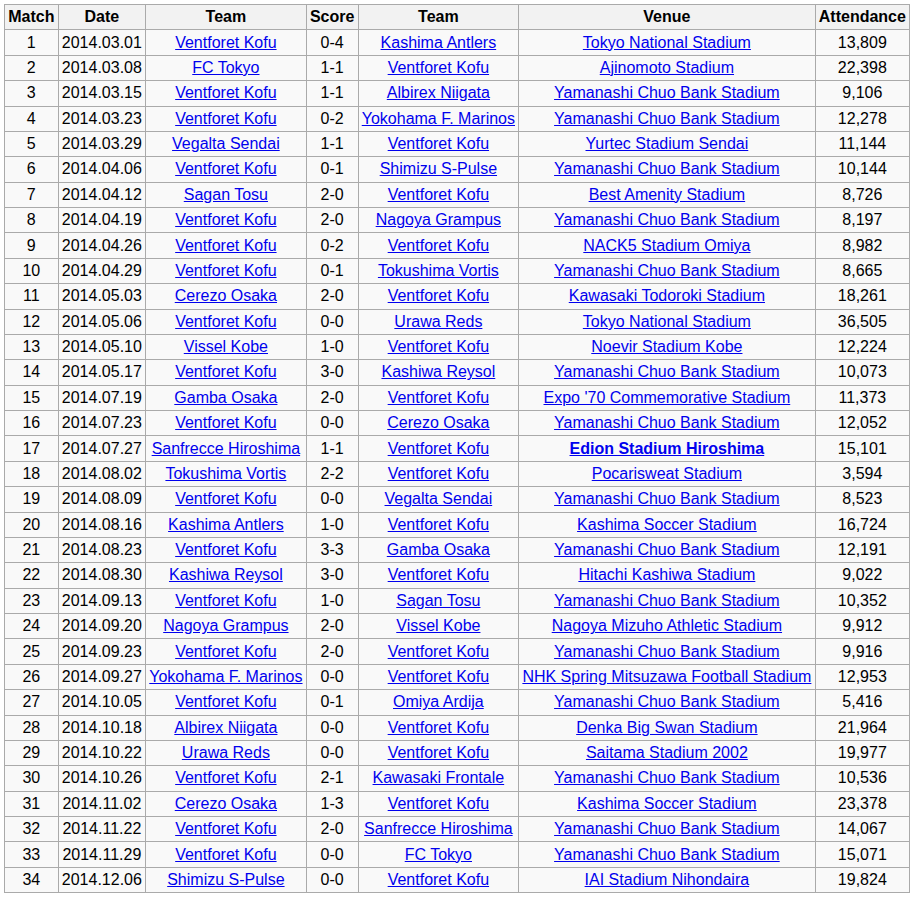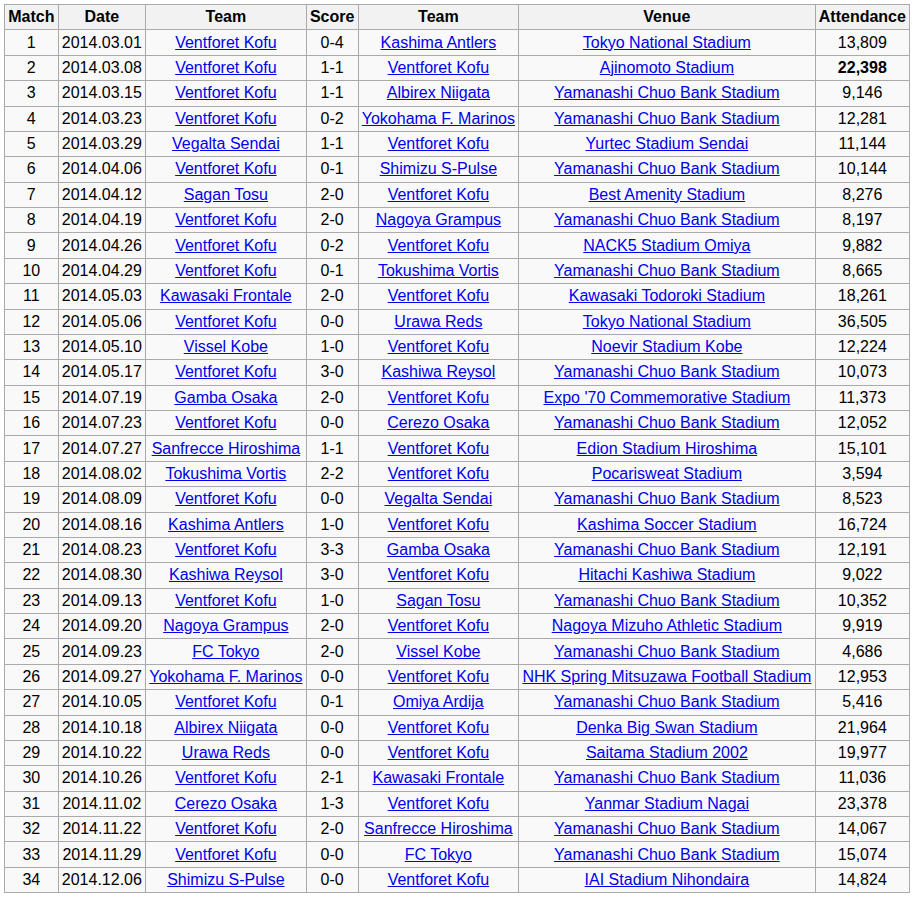(226, 67) FC Tokyo -> (226, 67) Ventforet Kofu
(862, 67) normal -> (862, 67) bold
(862, 93) 9,106 -> (862, 93) 9,146
(862, 118) 12,278 -> (862, 118) 12,281
(862, 194) 8,726 -> (862, 194) 8,276
(862, 245) 8,982 -> (862, 245) 9,882
(226, 296) Cerezo Osaka -> (226, 296) Kawasaki Frontale
(667, 448) bold -> (667, 448) normal
(438, 626) Vissel Kobe -> (438, 626) Ventforet Kofu
(862, 626) 9,912 -> (862, 626) 9,919
(226, 651) Ventforet Kofu -> (226, 651) FC Tokyo
(438, 651) Ventforet Kofu -> (438, 651) Vissel Kobe
(862, 651) 9,916 -> (862, 651) 4,686
(862, 778) 10,536 -> (862, 778) 11,036
(667, 803) Kashima Soccer Stadium -> (667, 803) Yanmar Stadium Nagai
(862, 854) 15,071 -> (862, 854) 15,074
(862, 879) 19,824 -> (862, 879) 14,824
